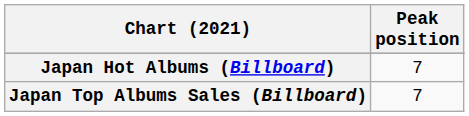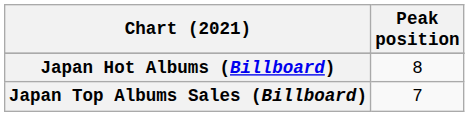(417, 68) 7 -> (417, 68) 8
